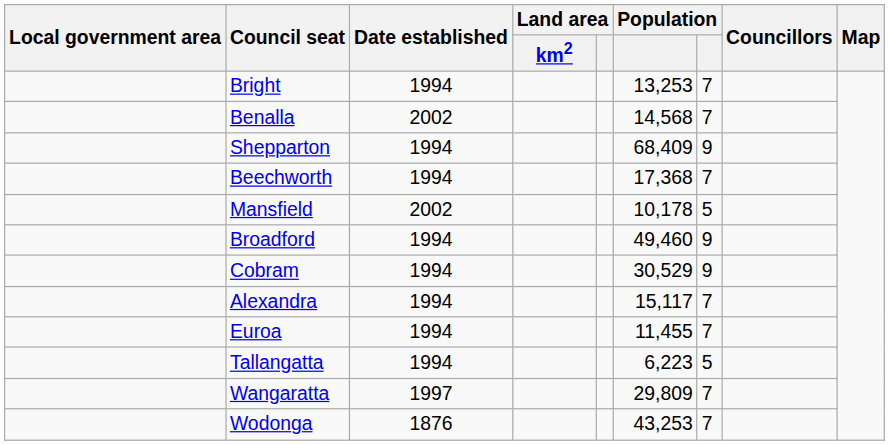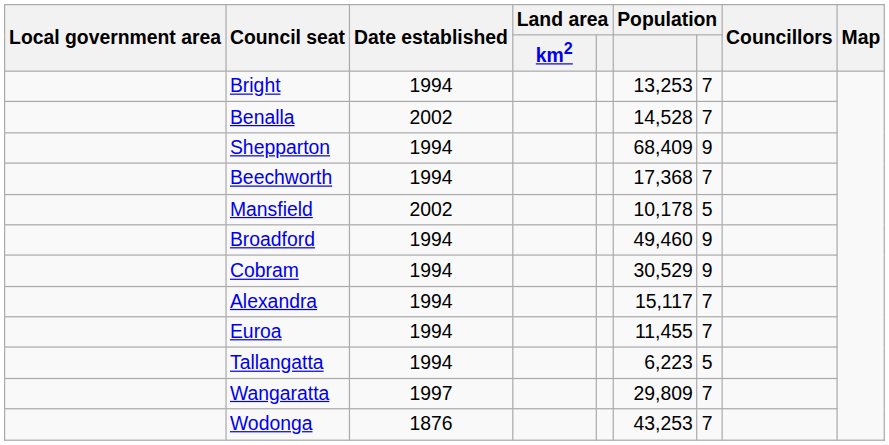(663, 117) 14,568 -> (663, 117) 14,528
